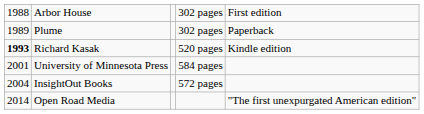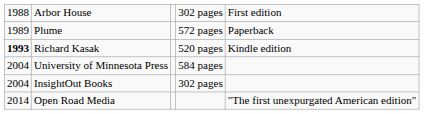(200, 30) 302 pages -> (200, 30) 572 pages
(18, 65) 2001 -> (18, 65) 2004
(200, 83) 572 pages -> (200, 83) 302 pages
